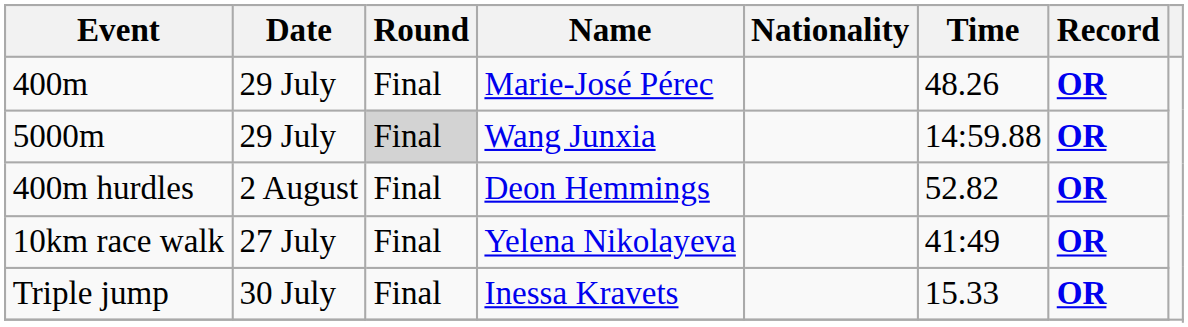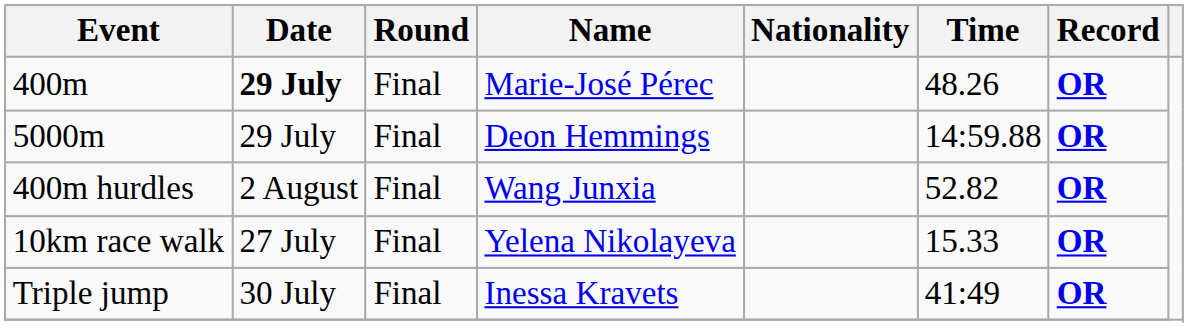(288, 83) normal -> (291, 83) bold
(407, 135) lightgrey background -> (407, 135) no background
(570, 135) Wang Junxia -> (597, 135) Deon Hemmings
(597, 188) Deon Hemmings -> (570, 188) Wang Junxia
(962, 240) 41:49 -> (962, 240) 15.33
(962, 293) 15.33 -> (962, 293) 41:49
